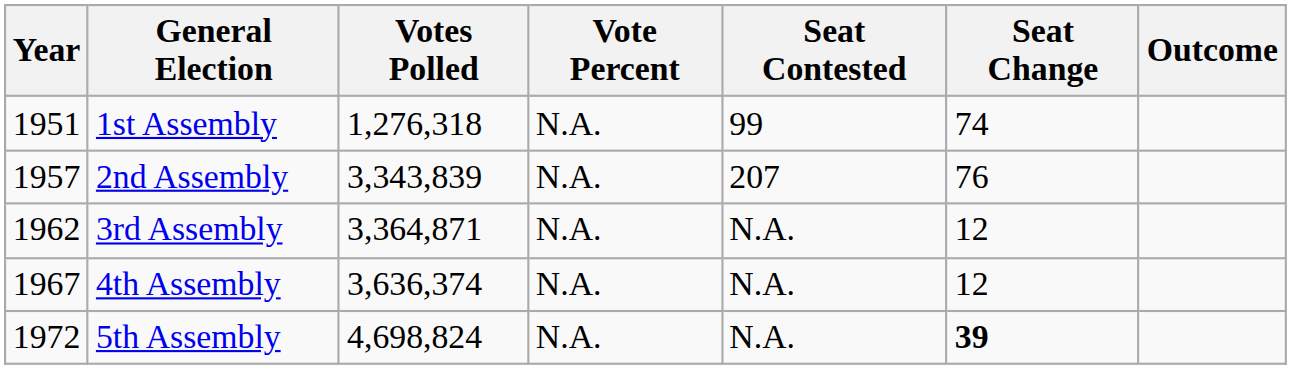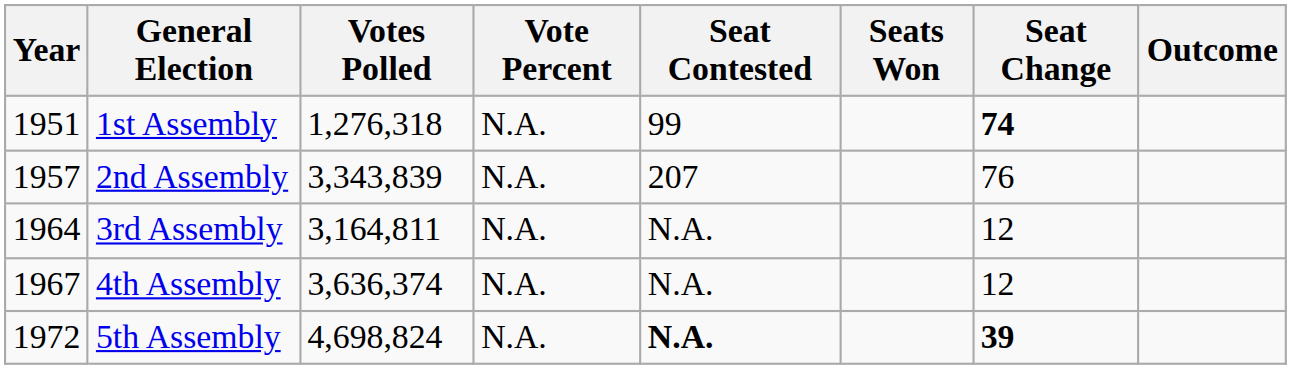+ column: (906, 50)
(972, 122) normal -> (998, 122) bold
(47, 229) 1962 -> (47, 229) 1964
(415, 229) 3,364,871 -> (374, 229) 3,164,811
(762, 336) normal -> (681, 336) bold
